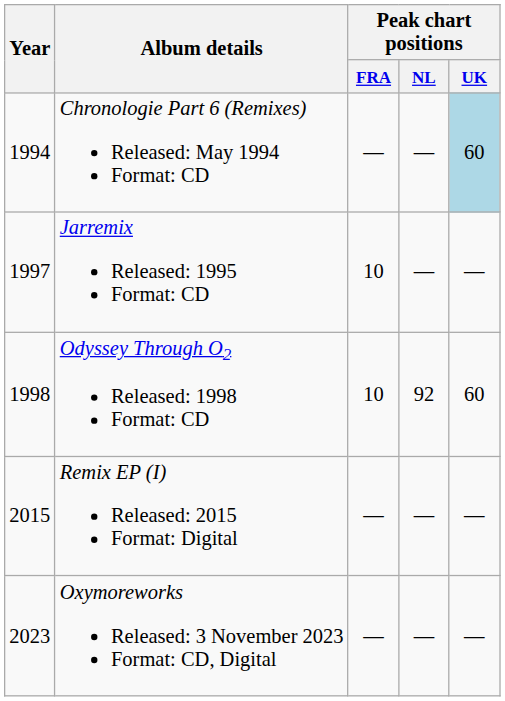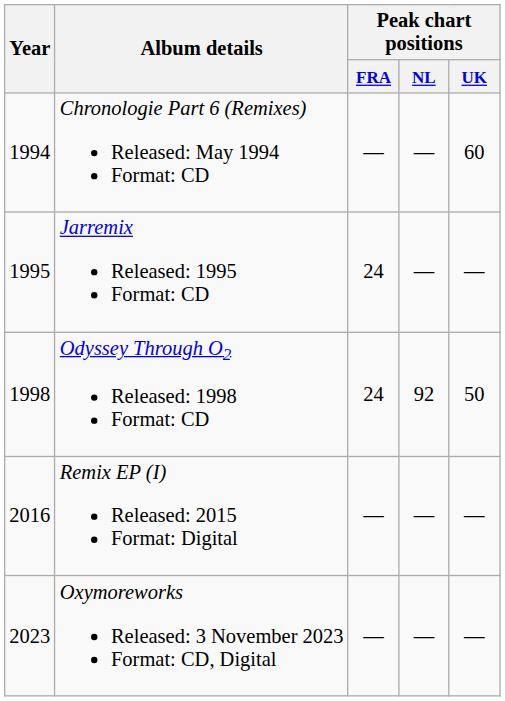(474, 152) lightblue background -> (474, 152) no background
(30, 271) 1997 -> (30, 271) 1995
(373, 271) 10 -> (373, 271) 24
(373, 393) 10 -> (373, 393) 24
(474, 393) 60 -> (474, 393) 50
(30, 516) 2015 -> (30, 516) 2016
